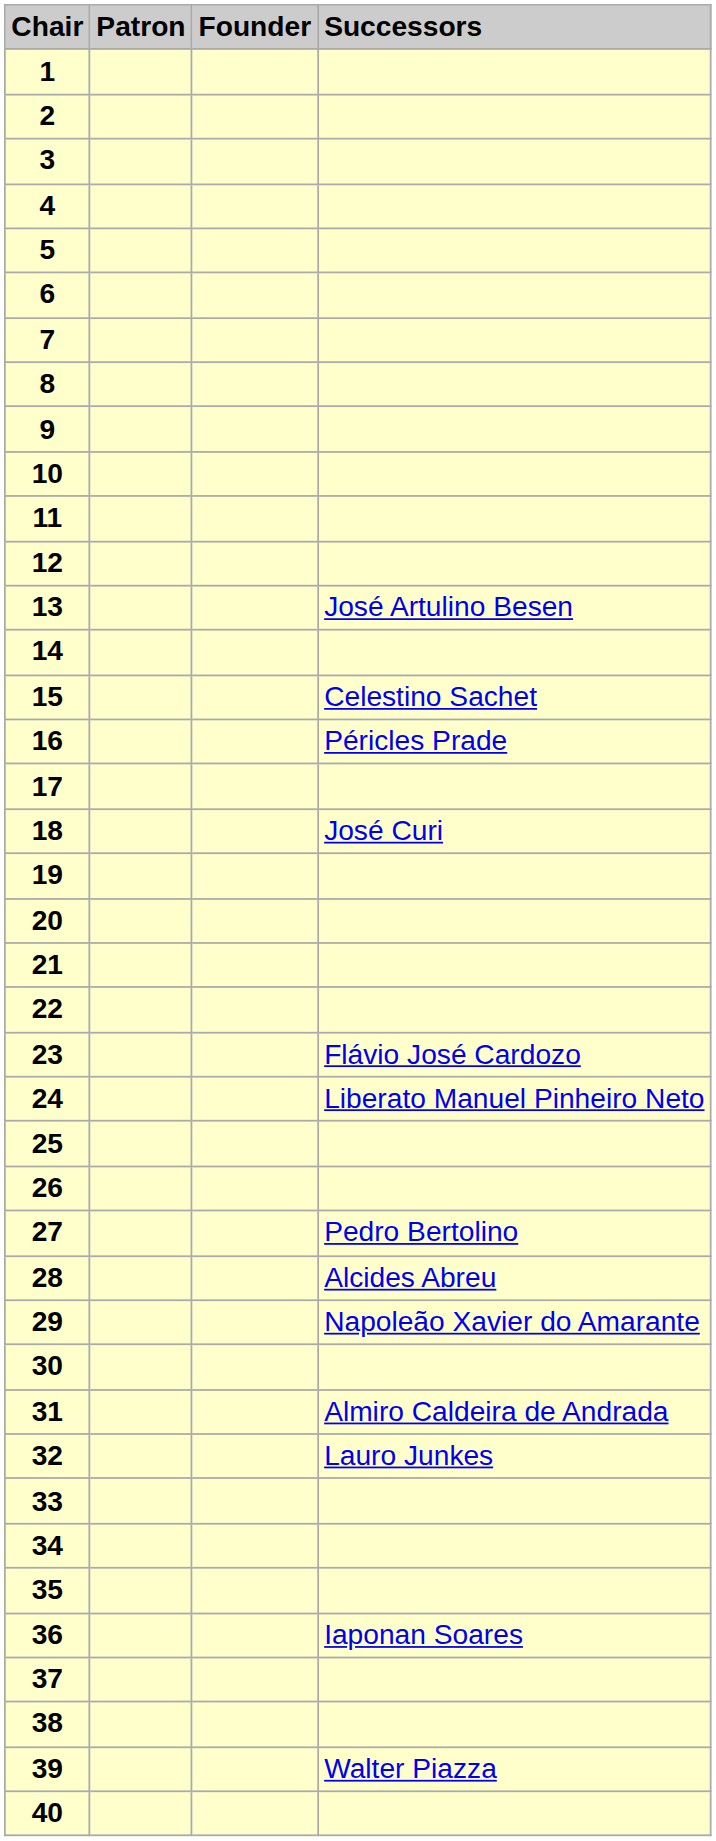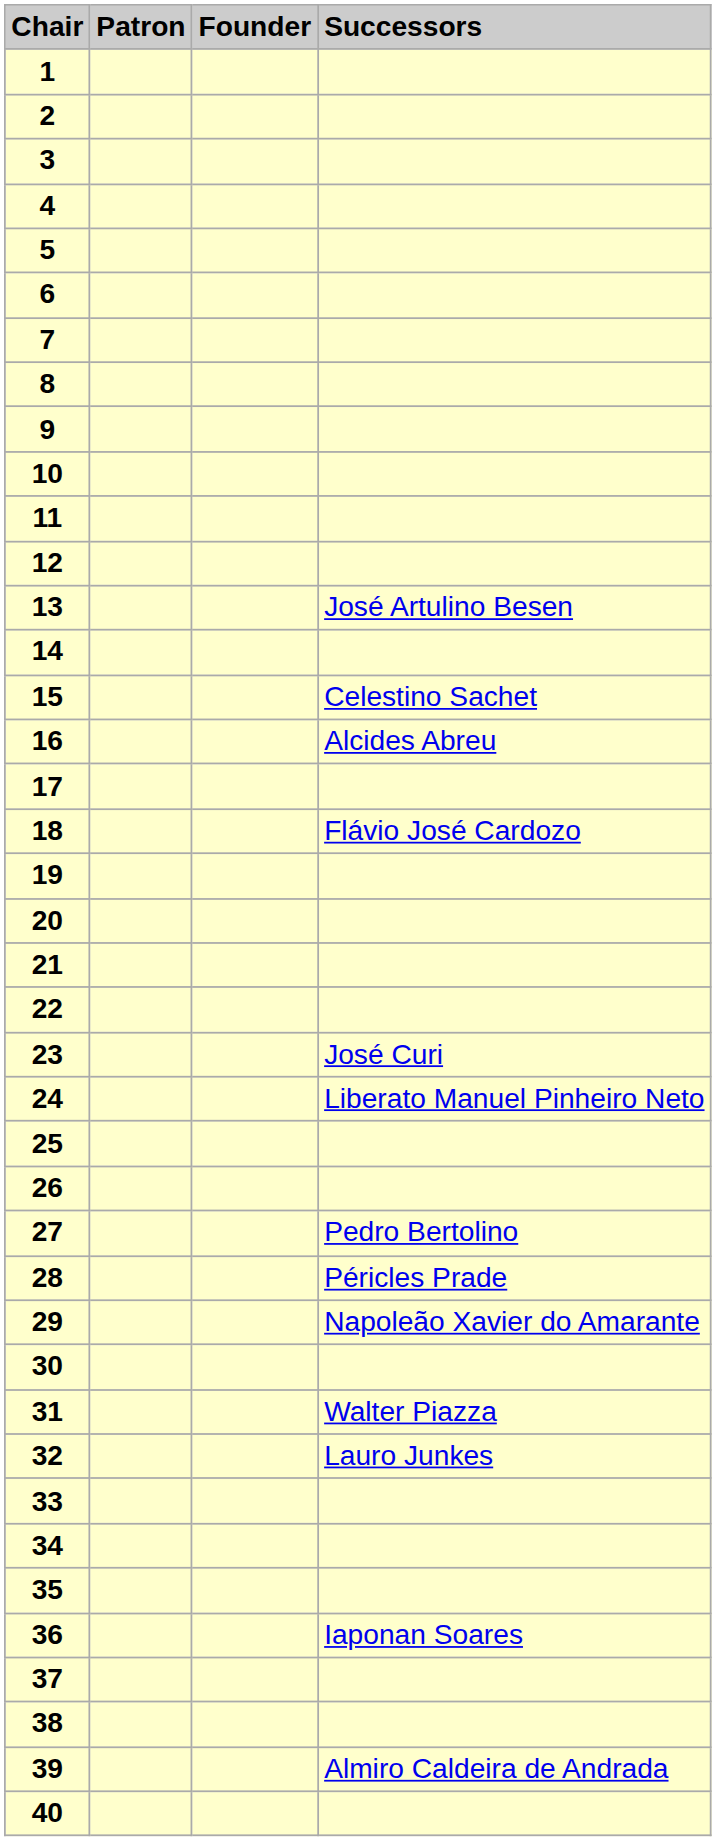(416, 741) Péricles Prade -> (410, 741) Alcides Abreu
(384, 830) José Curi -> (452, 830) Flávio José Cardozo
(452, 1054) Flávio José Cardozo -> (384, 1054) José Curi
(410, 1277) Alcides Abreu -> (416, 1277) Péricles Prade
(496, 1411) Almiro Caldeira de Andrada -> (410, 1411) Walter Piazza
(410, 1768) Walter Piazza -> (496, 1768) Almiro Caldeira de Andrada
